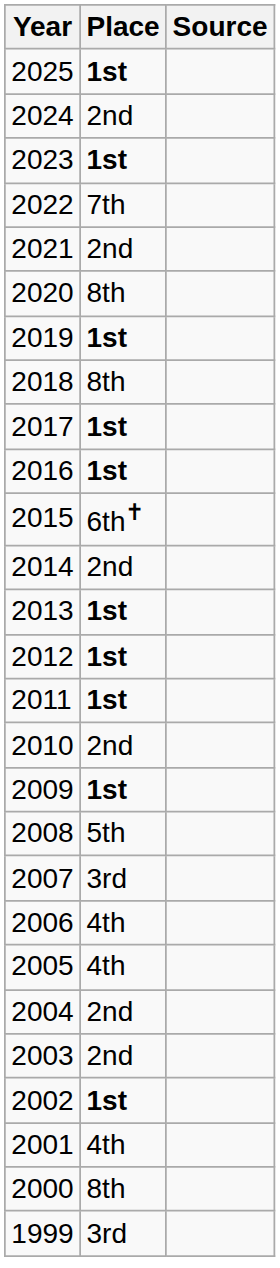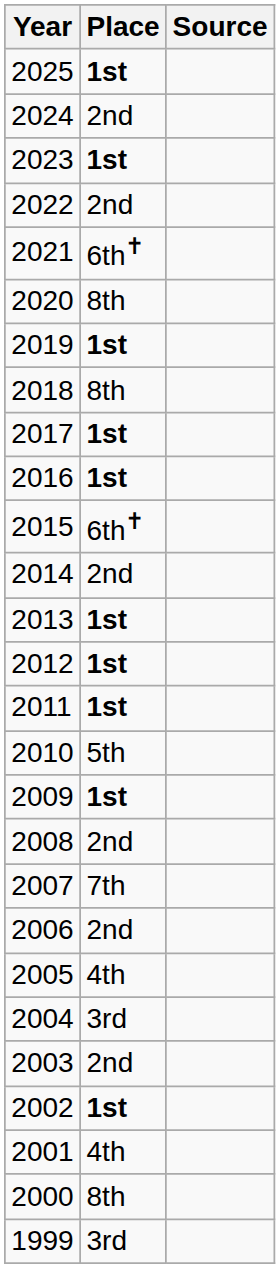(106, 204) 7th -> (110, 204) 2nd
(110, 248) 2nd -> (116, 252) 6th✝
(110, 744) 2nd -> (106, 752) 5th
(106, 833) 5th -> (110, 841) 2nd
(107, 877) 3rd -> (106, 885) 7th
(106, 922) 4th -> (110, 929) 2nd
(110, 1011) 2nd -> (107, 1018) 3rd
